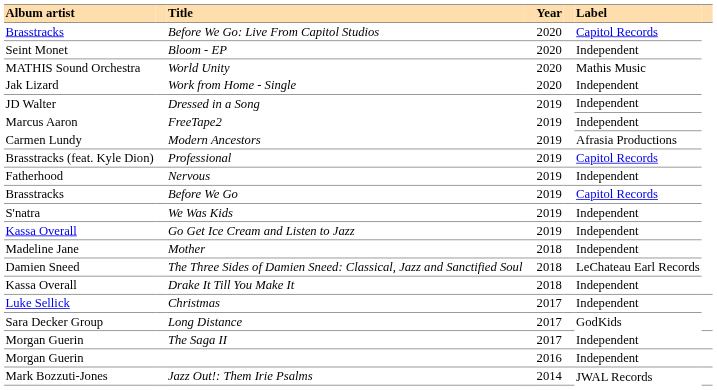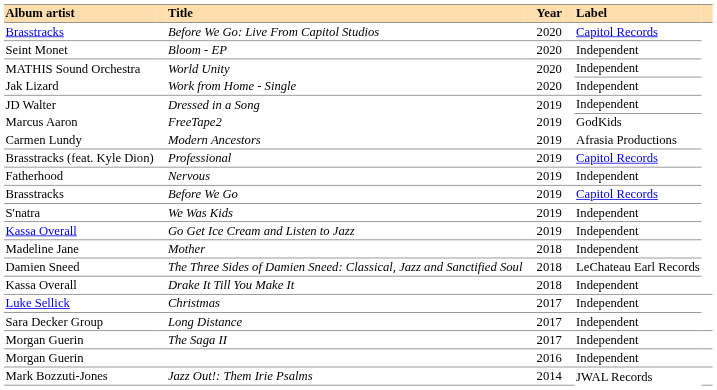(611, 68) Mathis Music -> (607, 68) Independent
(607, 121) Independent -> (599, 122) GodKids
(599, 322) GodKids -> (607, 321) Independent
